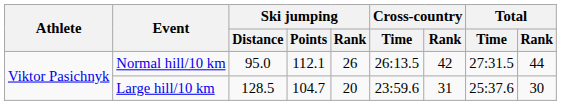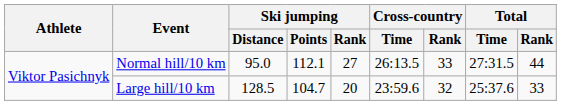(350, 64) 26 -> (350, 64) 27
(445, 64) 42 -> (445, 64) 33
(445, 88) 31 -> (445, 88) 32
(537, 88) 30 -> (537, 88) 33
